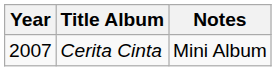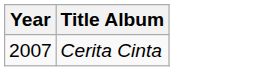- column: (220, 19)
